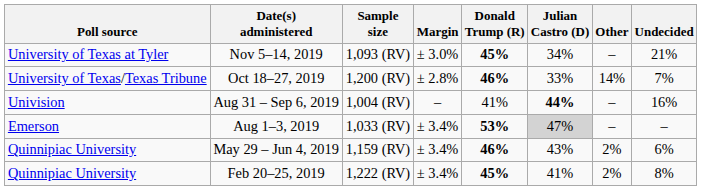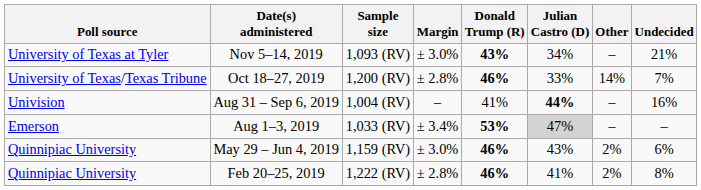(495, 54) 45% -> (495, 54) 43%
(438, 149) ± 3.4% -> (438, 149) ± 3.0%
(438, 173) ± 3.4% -> (438, 173) ± 2.8%
(495, 173) 45% -> (495, 173) 46%
